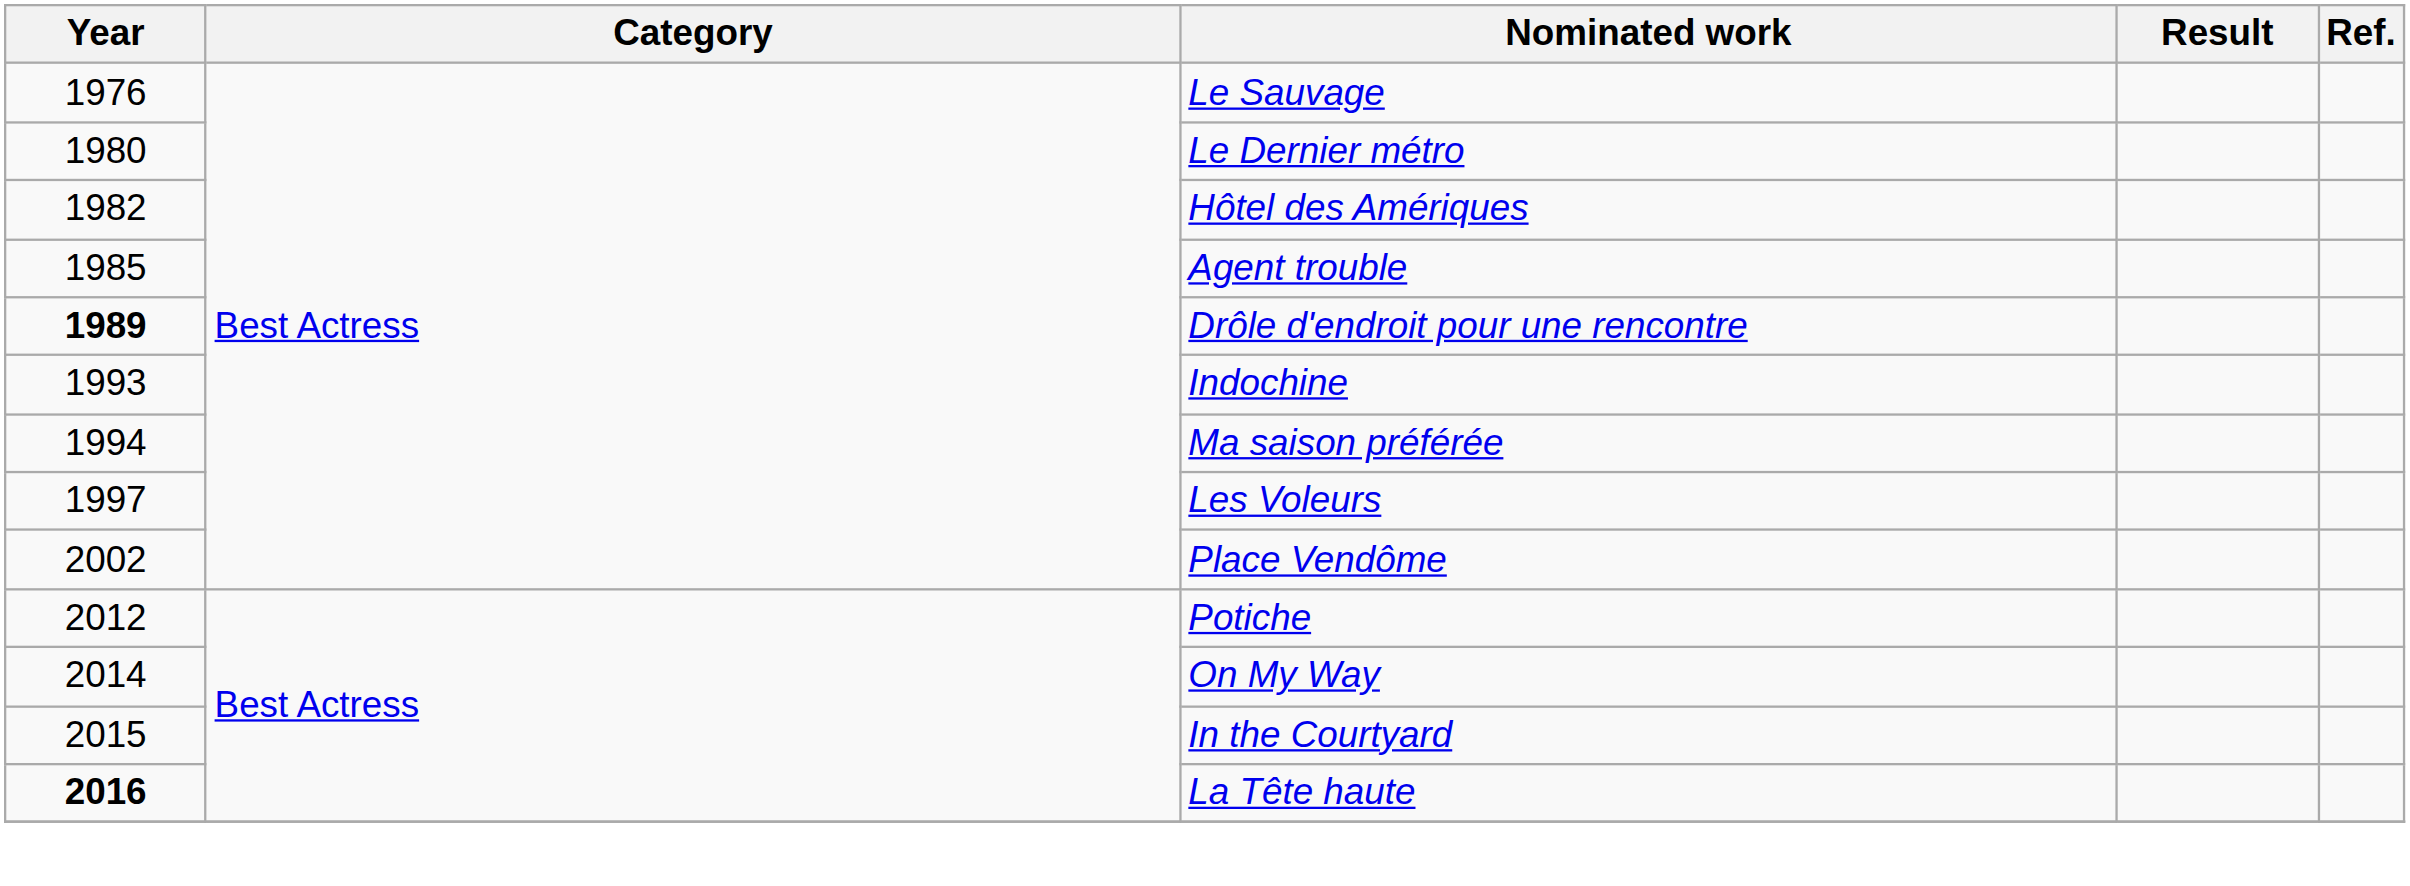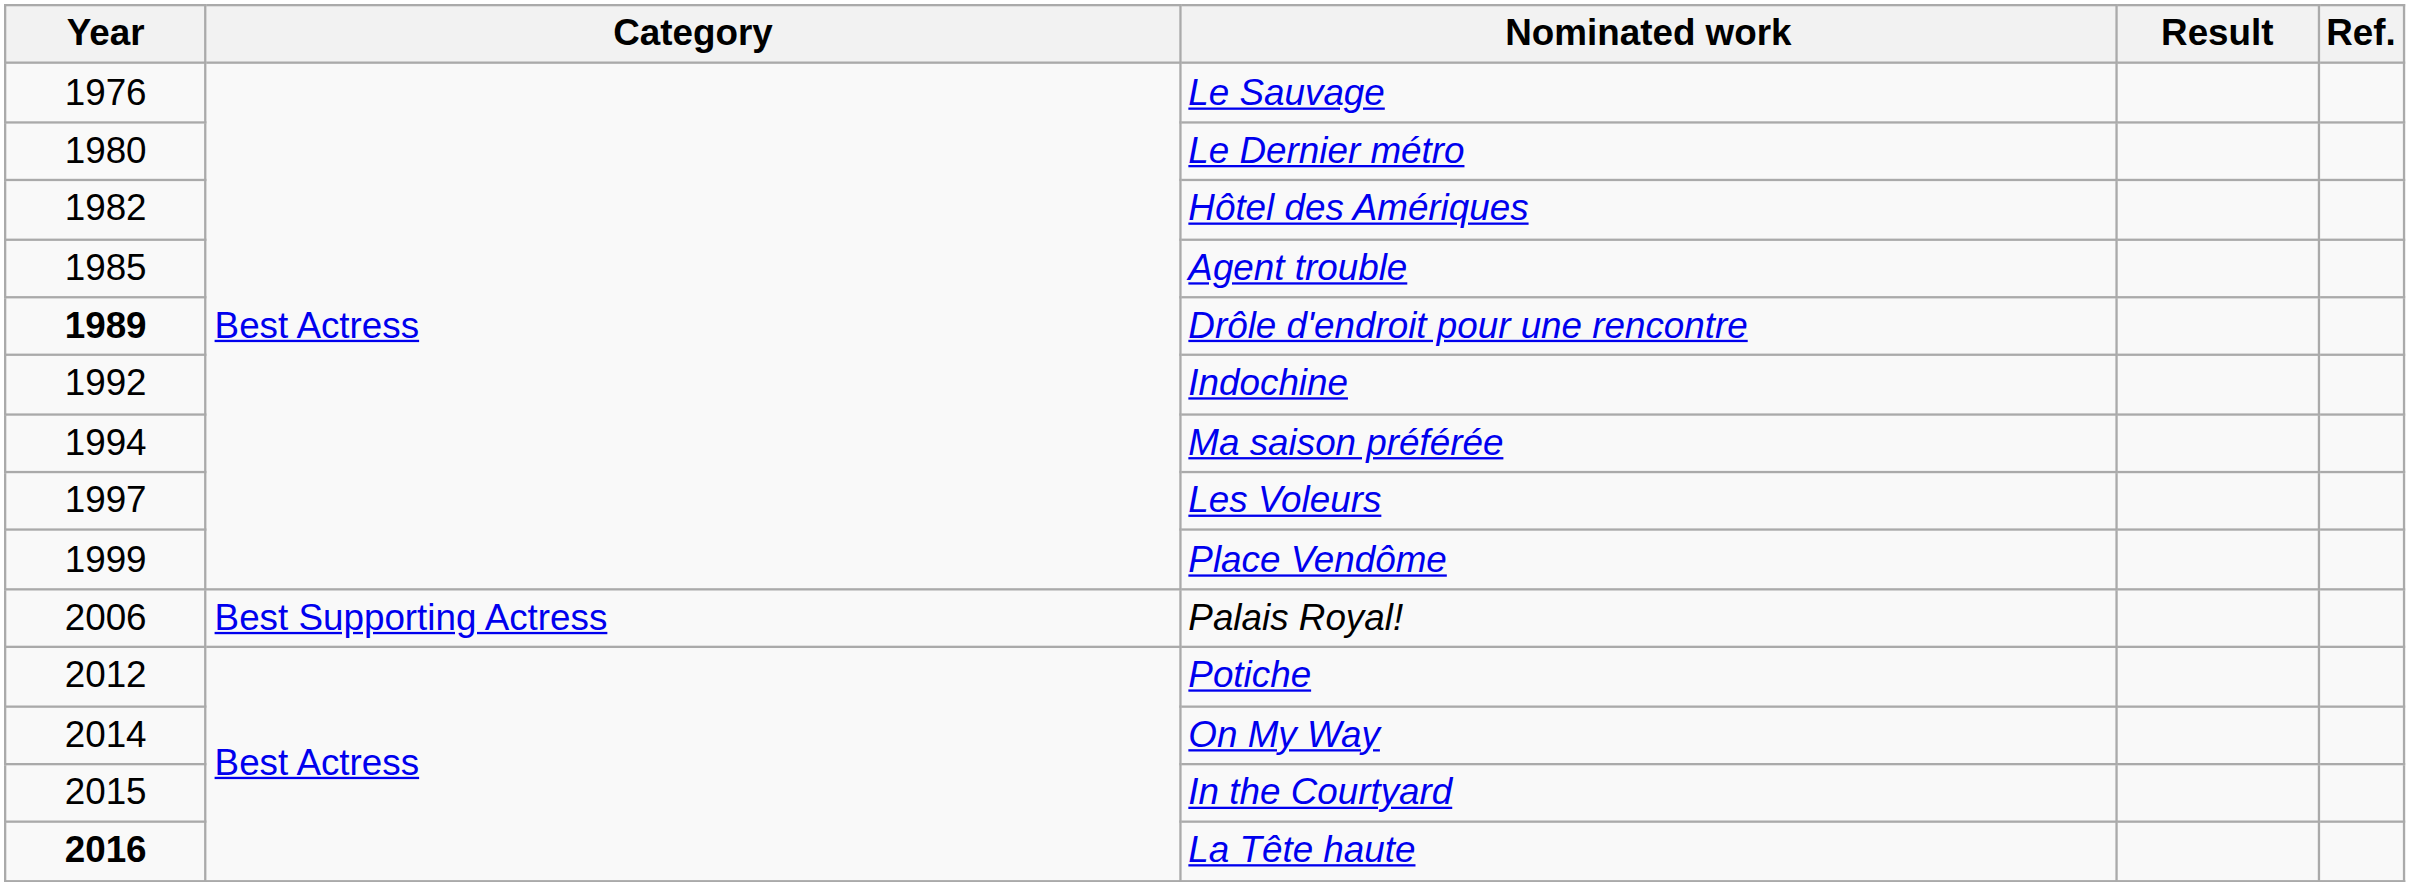(106, 383) 1993 -> (106, 383) 1992
(106, 558) 2002 -> (106, 558) 1999
+ row: (1296, 617)
